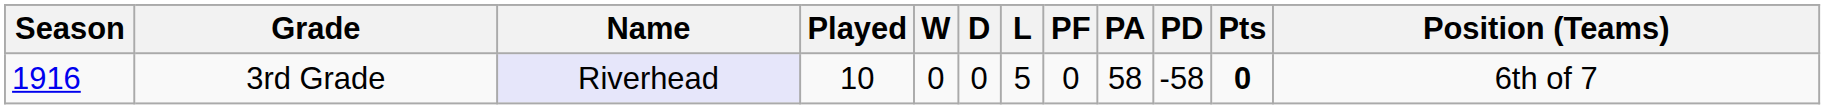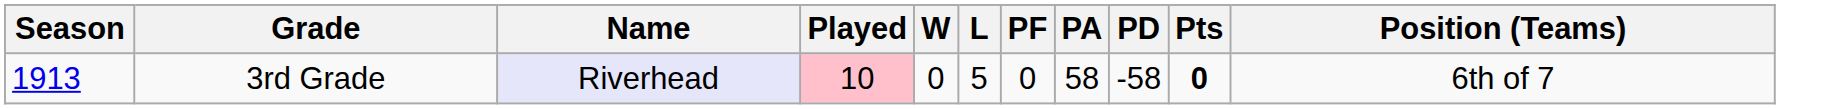- column: (979, 28)
(46, 77) 1916 -> (46, 77) 1913
(857, 77) no background -> (857, 77) pink background
